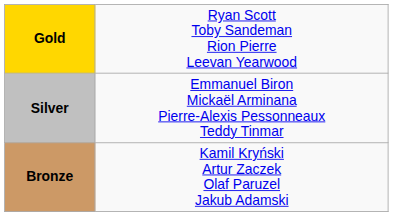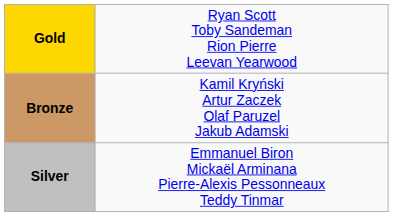rows swapped: (50, 108) <-> (50, 177)
